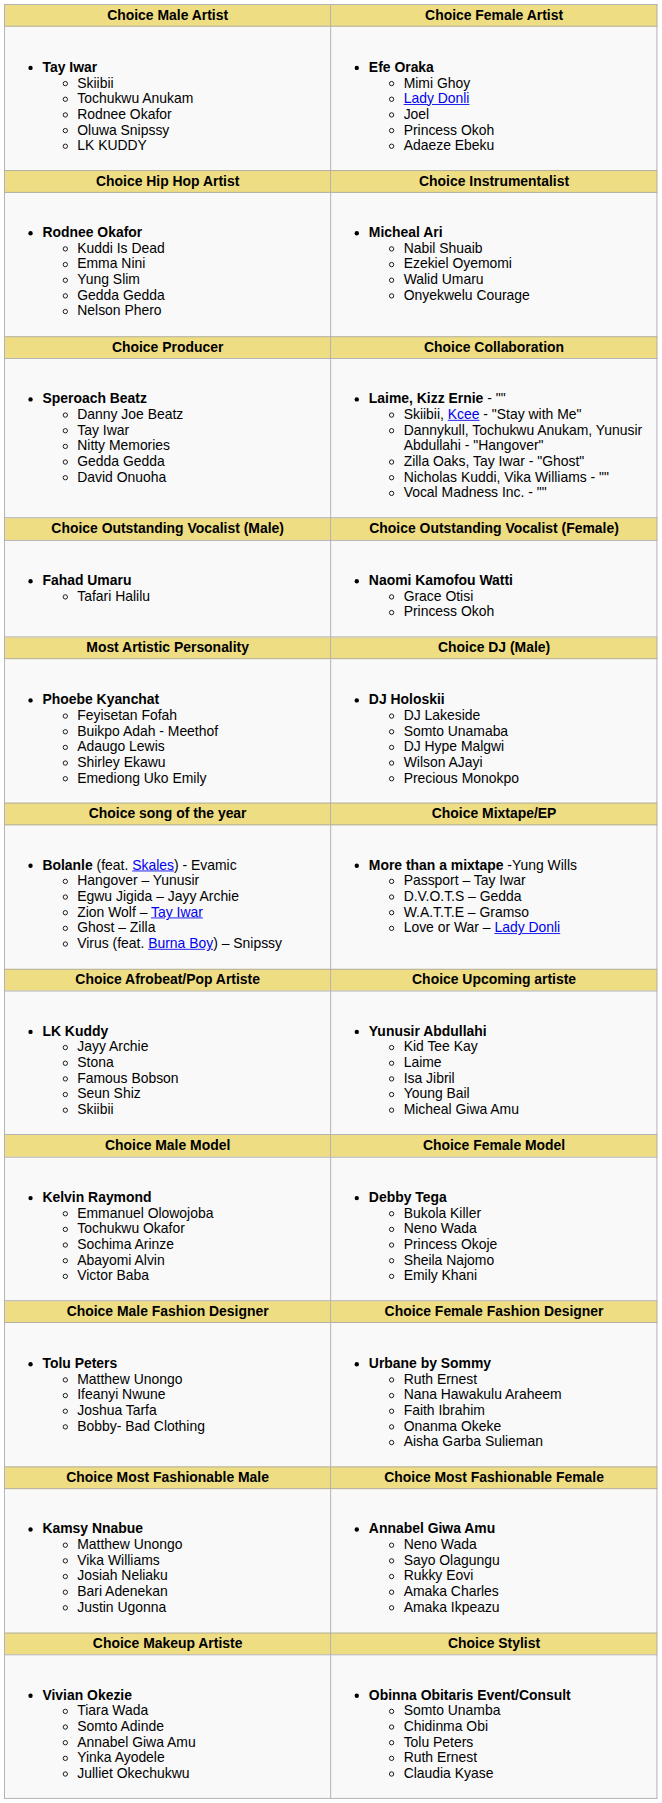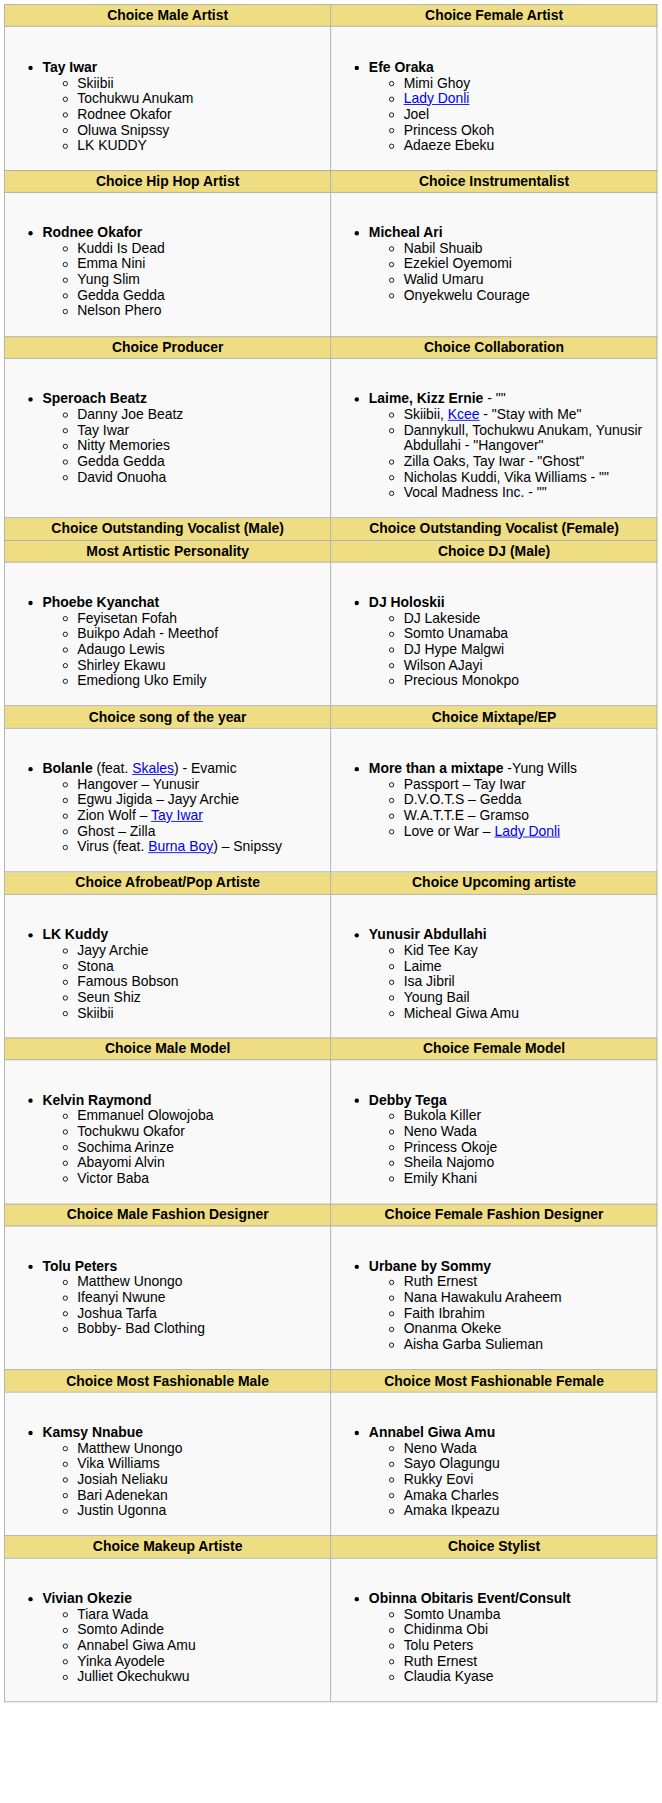- row: (168, 588)
